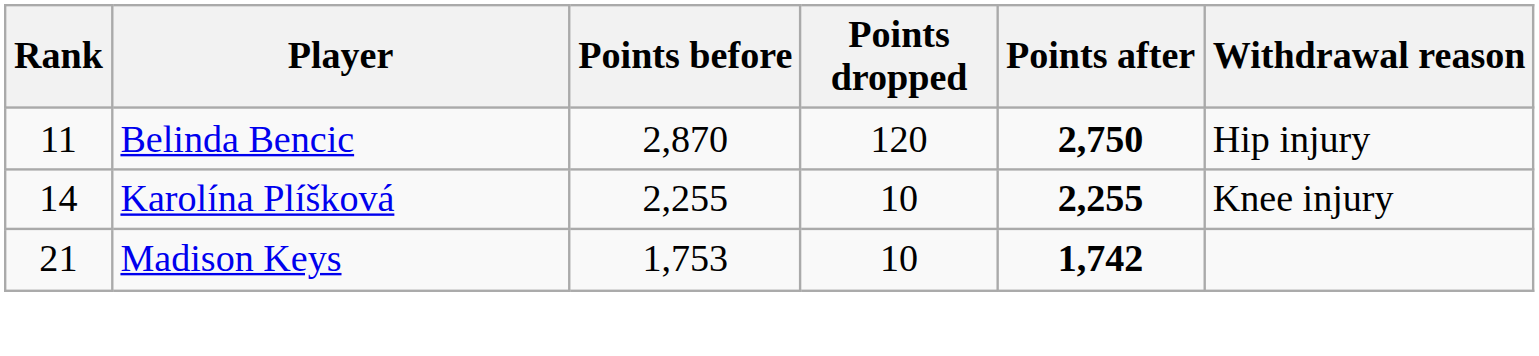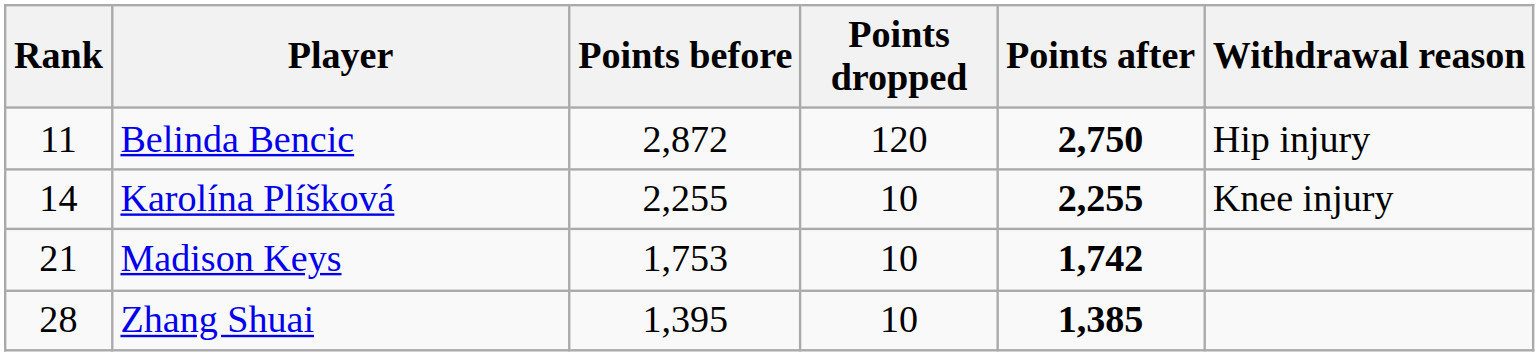(685, 137) 2,870 -> (685, 137) 2,872
+ row: (217, 319)
